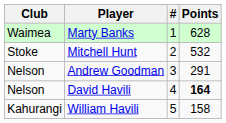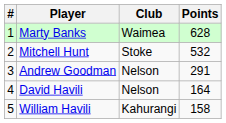columns swapped: (173, 14) <-> (34, 14)
(200, 90) bold -> (200, 90) normal
